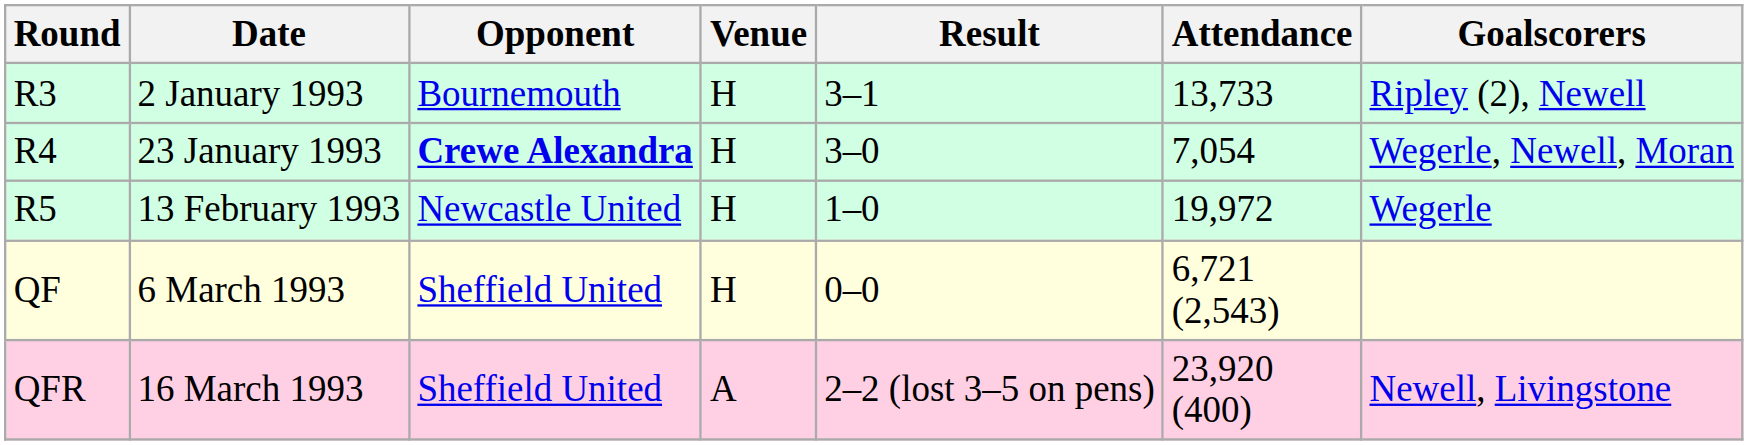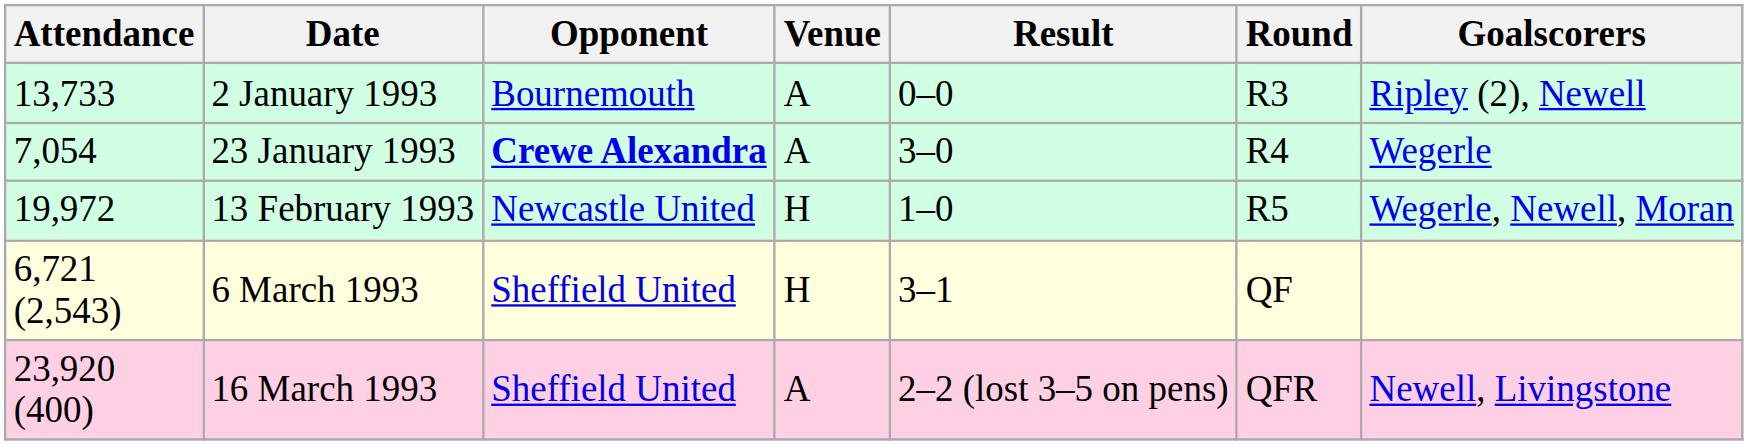columns swapped: (67, 33) <-> (1262, 33)
(723, 92) H -> (797, 92) A
(852, 92) 3–1 -> (926, 92) 0–0
(723, 151) H -> (797, 151) A
(1552, 151) Wegerle, Newell, Moran -> (1431, 151) Wegerle
(1431, 209) Wegerle -> (1552, 209) Wegerle, Newell, Moran
(852, 289) 0–0 -> (926, 289) 3–1
